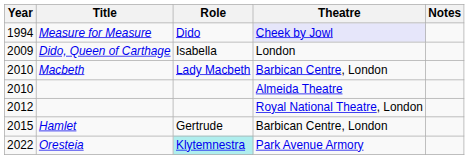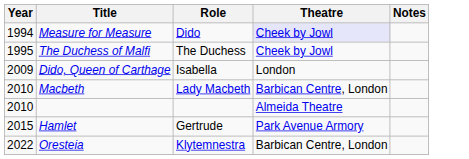+ row: (20, 51)
- row: (20, 107)
(322, 126) Barbican Centre, London -> (310, 126) Park Avenue Armory
(211, 145) paleturquoise background -> (211, 145) no background
(310, 145) Park Avenue Armory -> (322, 145) Barbican Centre, London
